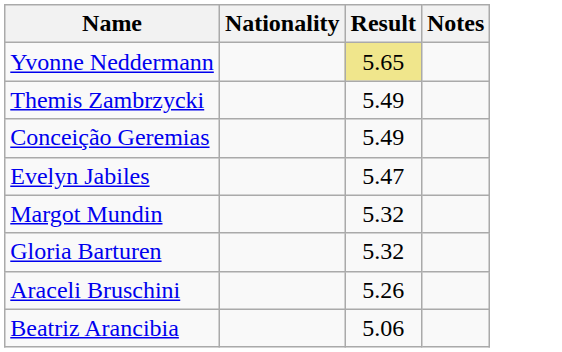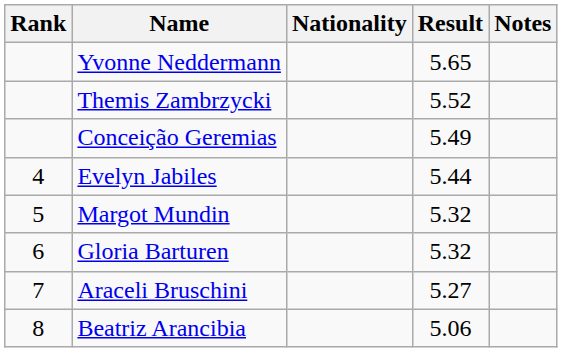+ column: (38, 23)
(383, 61) khaki background -> (450, 61) no background
(383, 99) 5.49 -> (450, 99) 5.52
(383, 175) 5.47 -> (450, 175) 5.44
(383, 289) 5.26 -> (450, 289) 5.27
